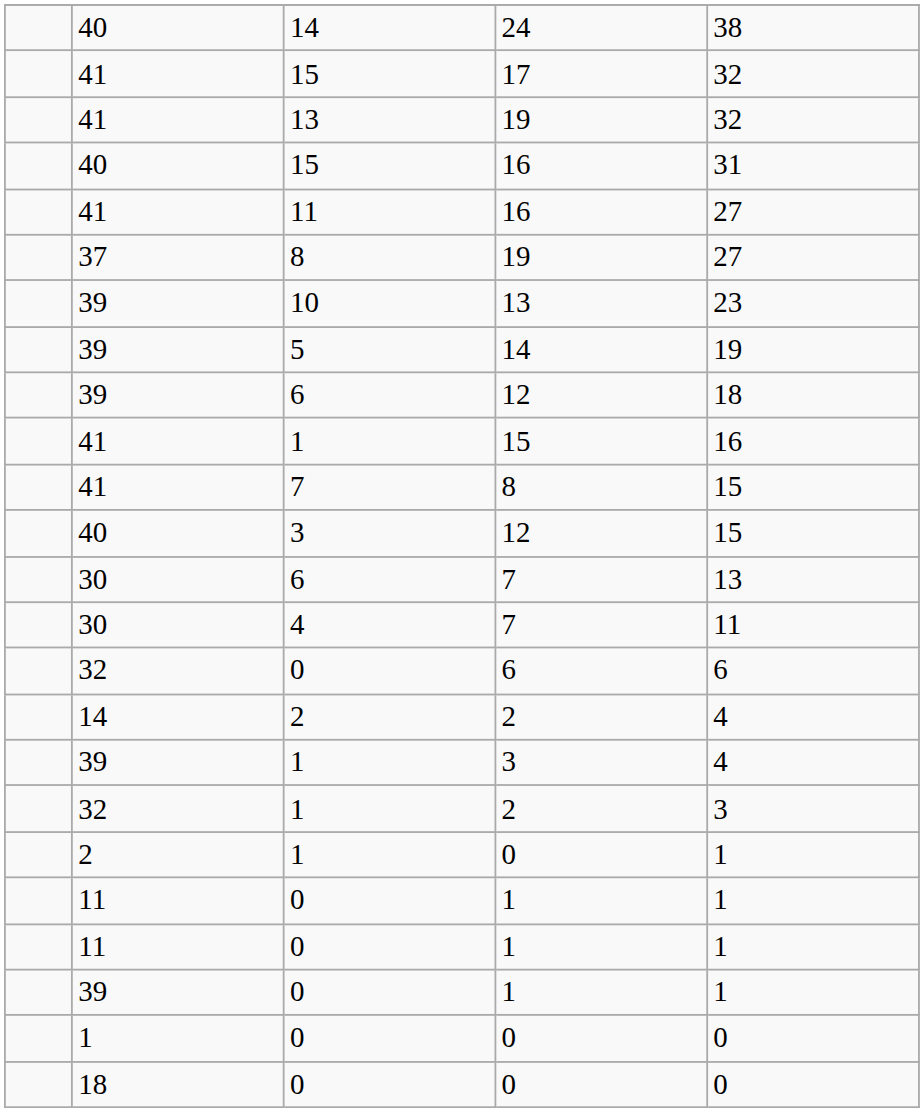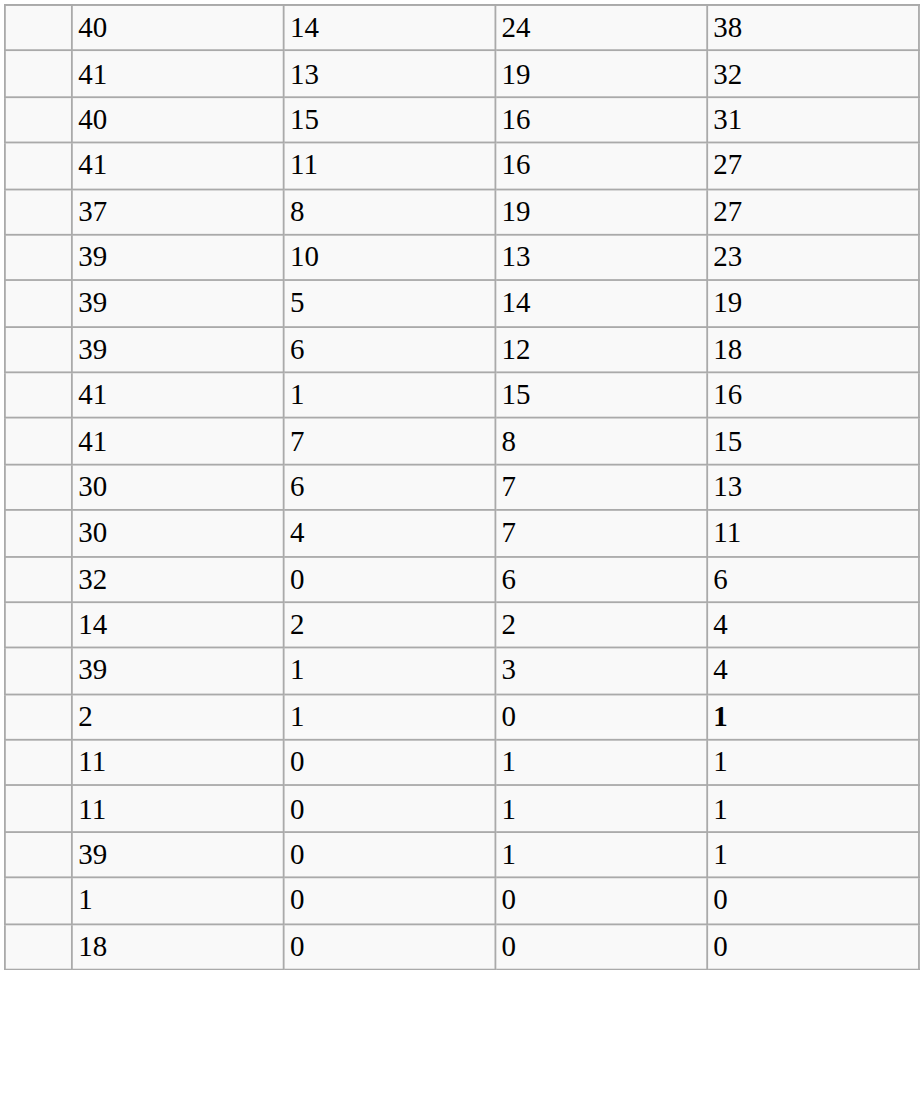- row: (93, 73)
- row: (93, 532)
- row: (93, 808)
(720, 854) normal -> (720, 716) bold
